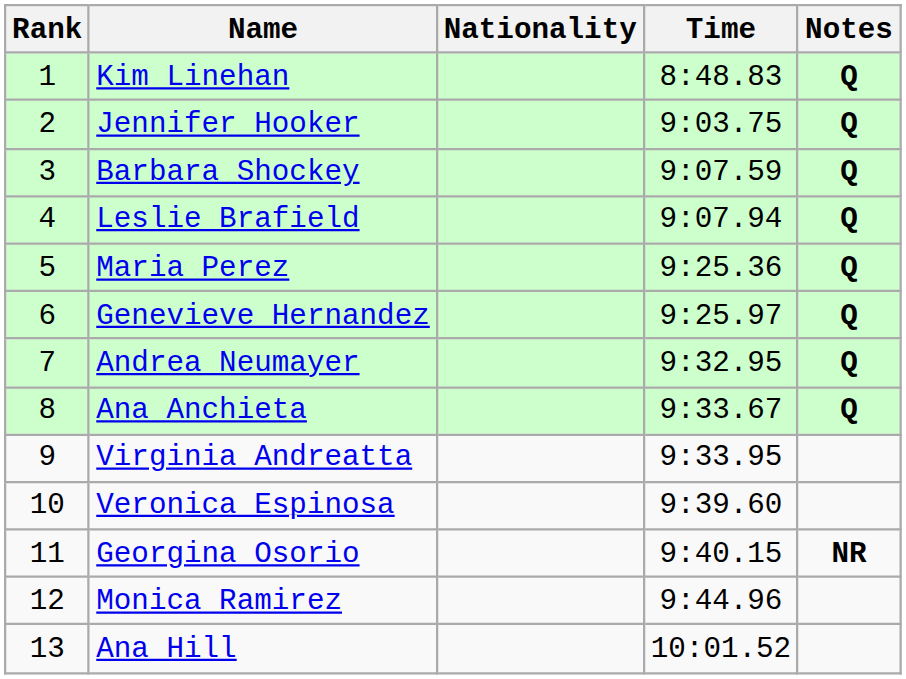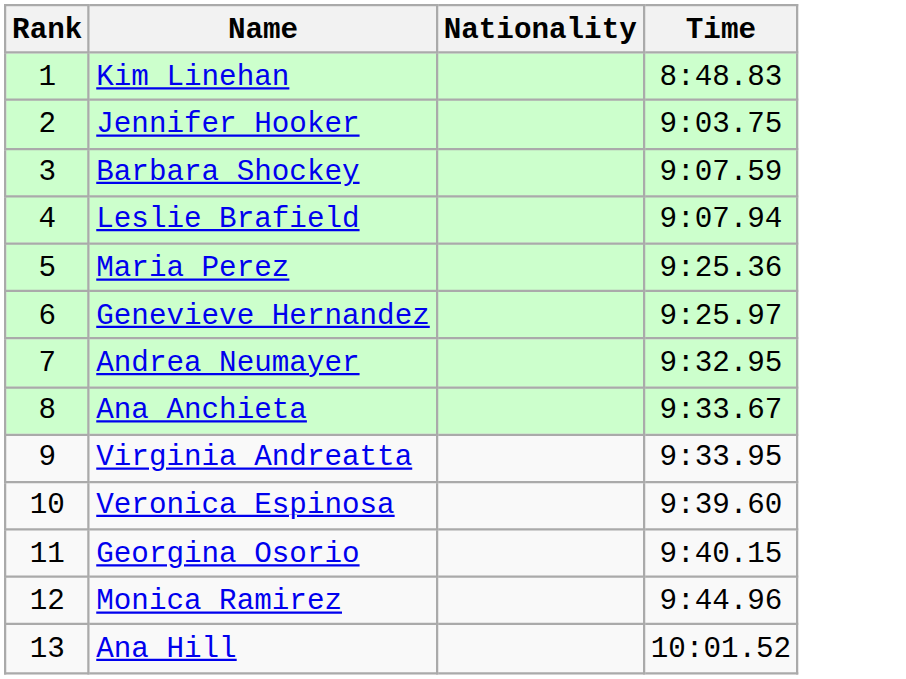- column: (849, 29)
